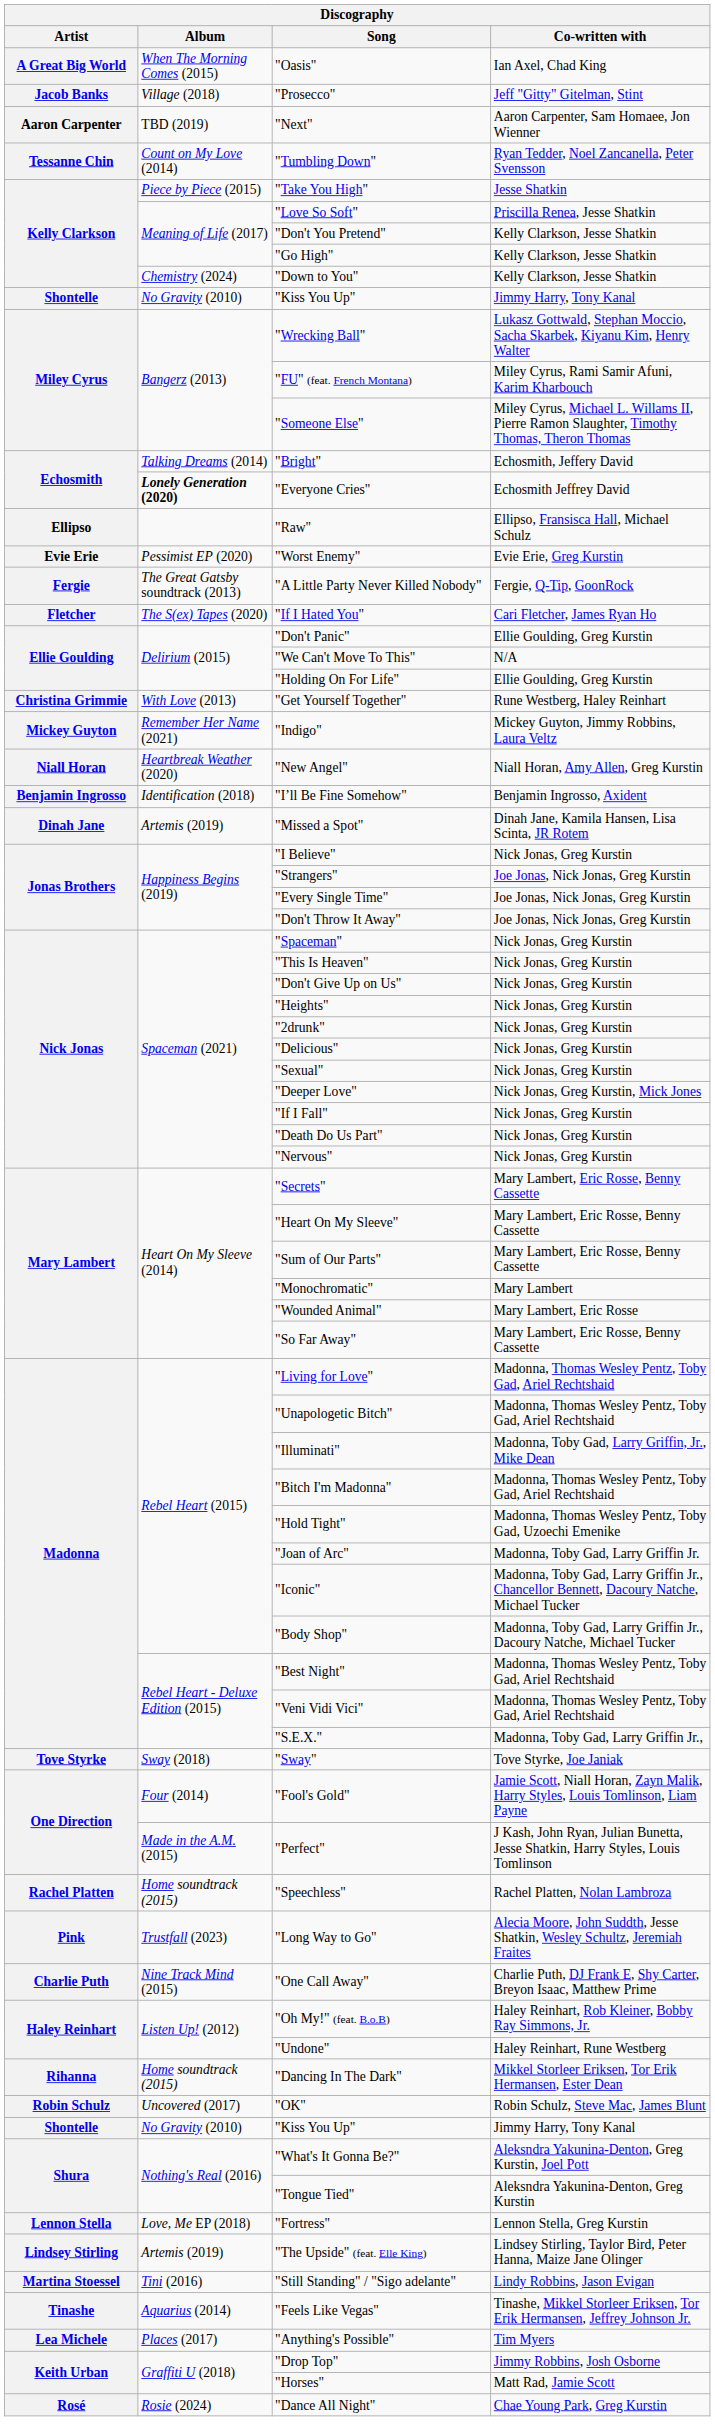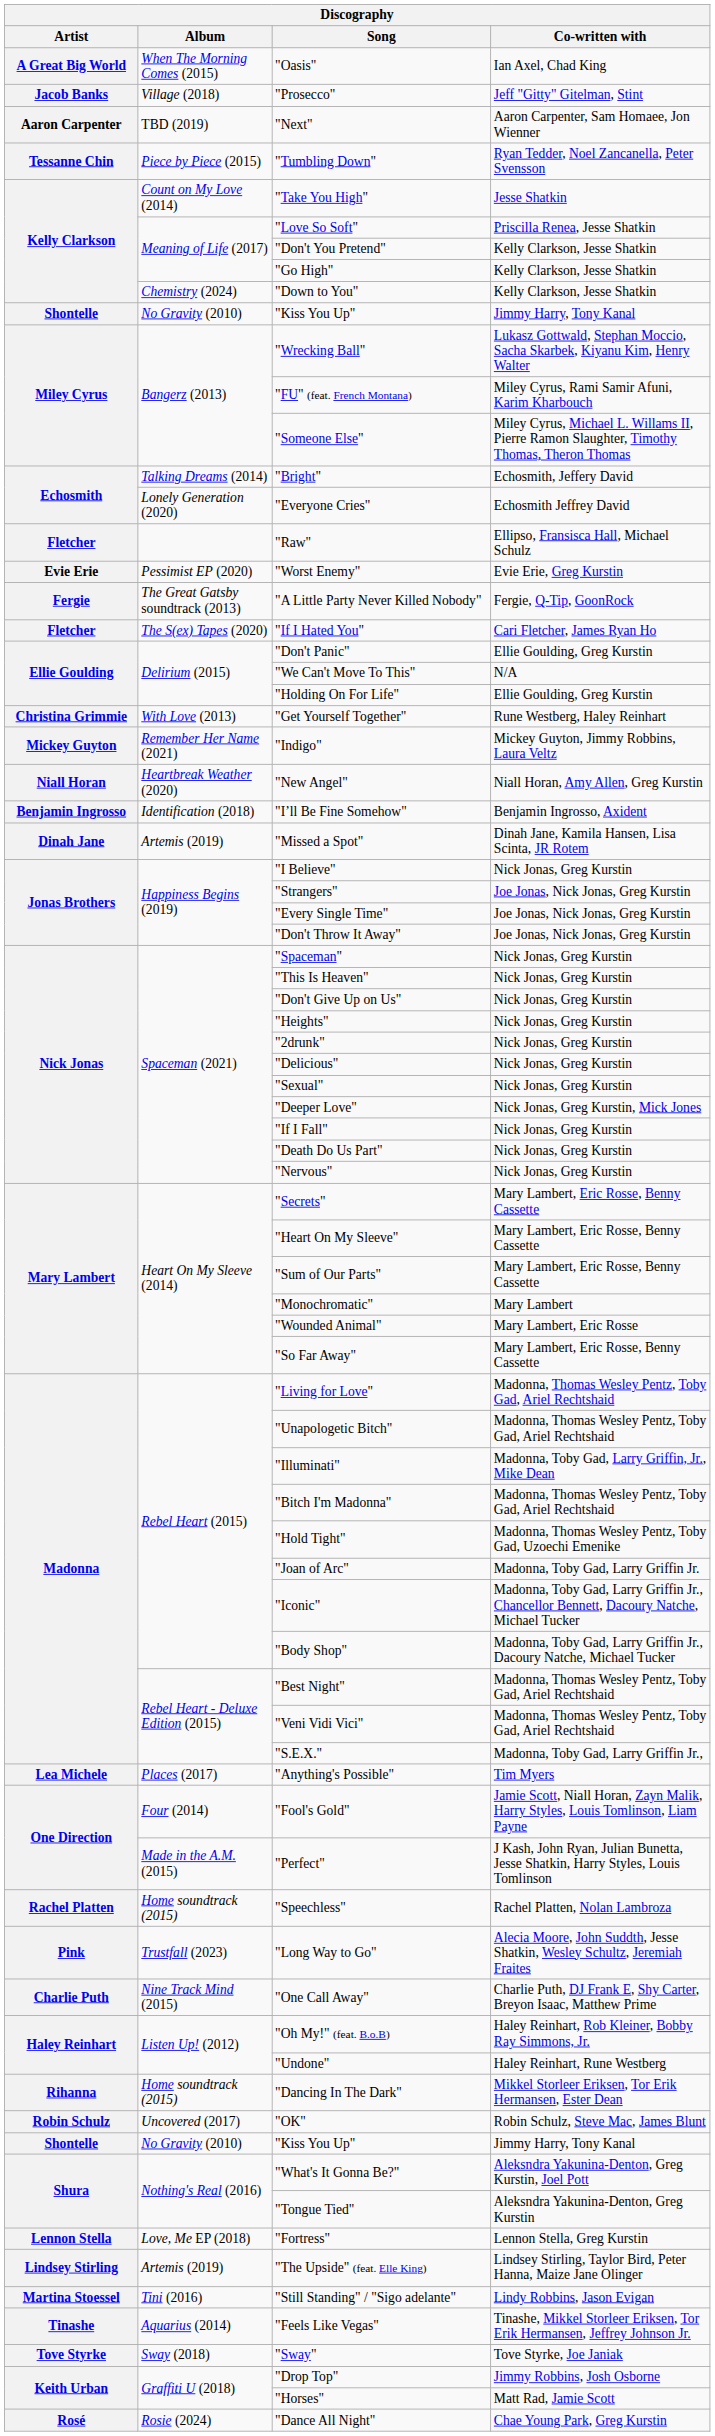(192, 161) Count on My Love (2014) -> (201, 161) Piece by Piece (2015)
(201, 190) Piece by Piece (2015) -> (192, 198) Count on My Love (2014)
(194, 490) bold -> (193, 505) normal
(71, 527) Ellipso -> (71, 542) Fletcher
rows swapped: (335, 2340) <-> (296, 1759)
